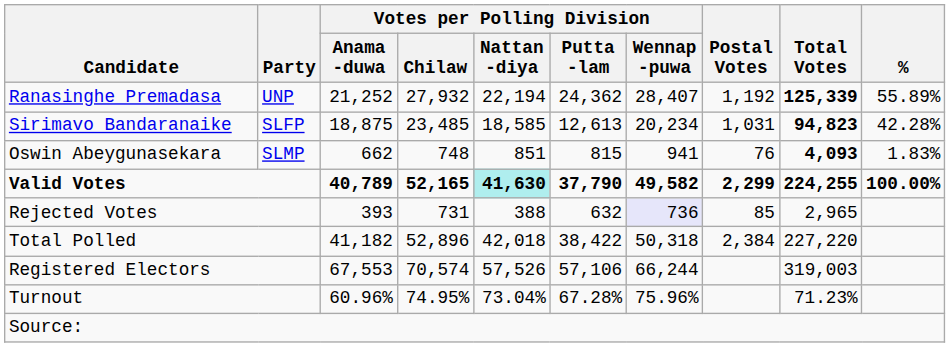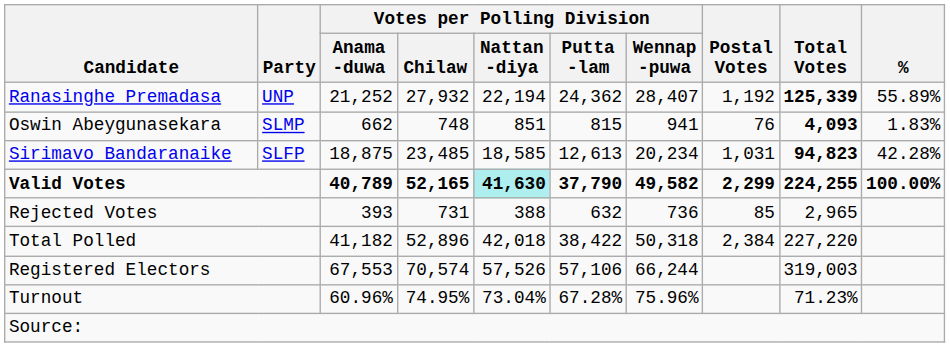rows swapped: (120, 126) <-> (115, 155)
(683, 212) lavender background -> (683, 212) no background
